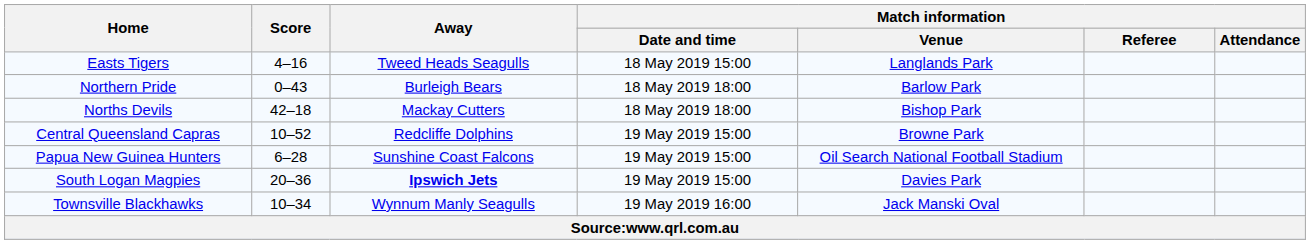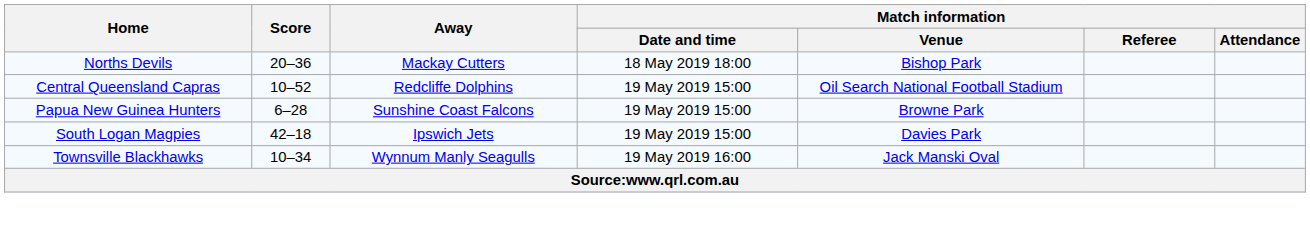- row: (128, 63)
- row: (128, 87)
(291, 110) 42–18 -> (291, 63) 20–36
(941, 134) Browne Park -> (941, 87) Oil Search National Football Stadium
(941, 157) Oil Search National Football Stadium -> (941, 110) Browne Park
(291, 181) 20–36 -> (291, 134) 42–18
(453, 181) bold -> (453, 134) normal
